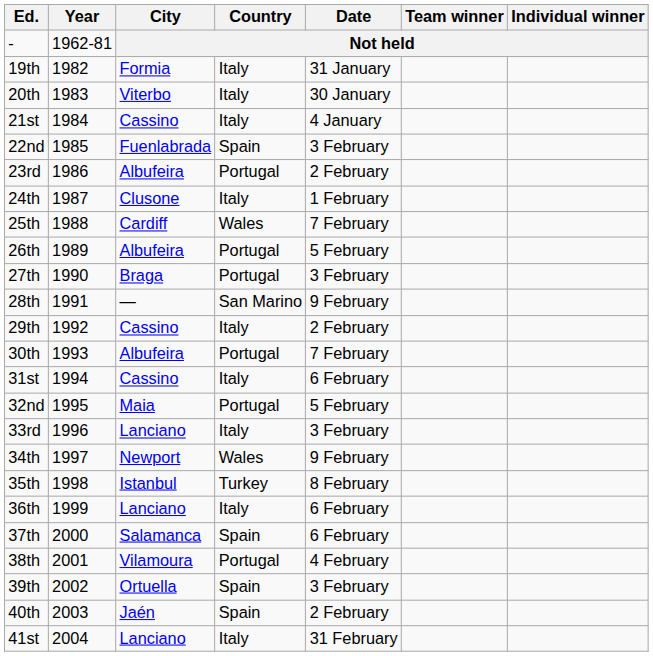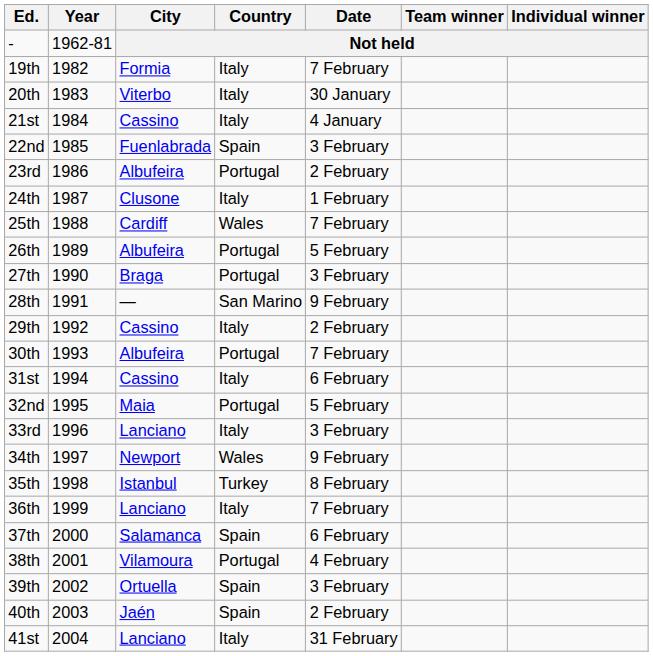(350, 69) 31 January -> (349, 69) 7 February
(349, 509) 6 February -> (349, 509) 7 February
